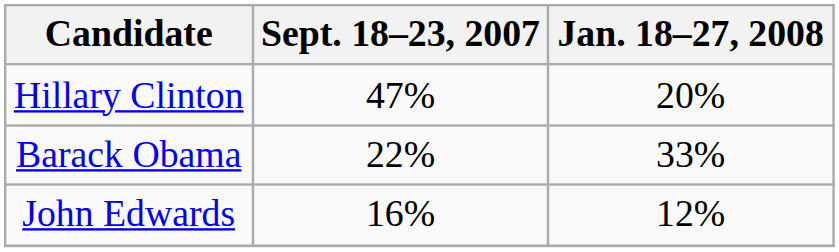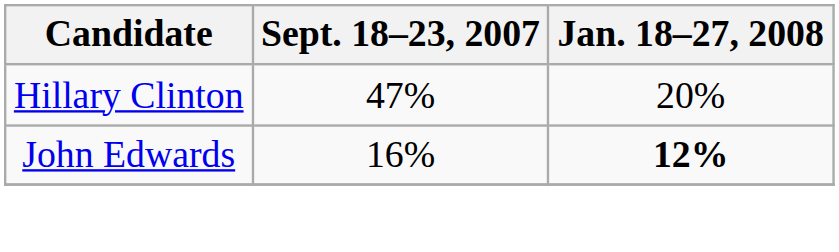- row: (129, 154)
(691, 214) normal -> (691, 154) bold
